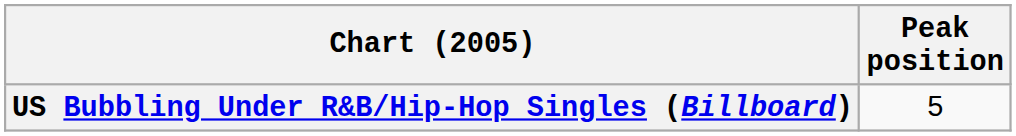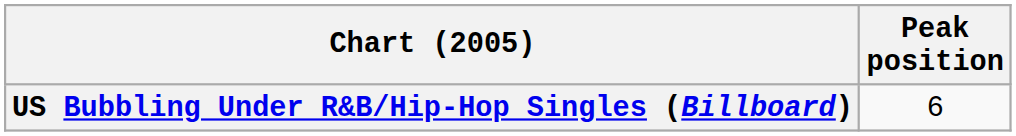(935, 108) 5 -> (935, 108) 6
